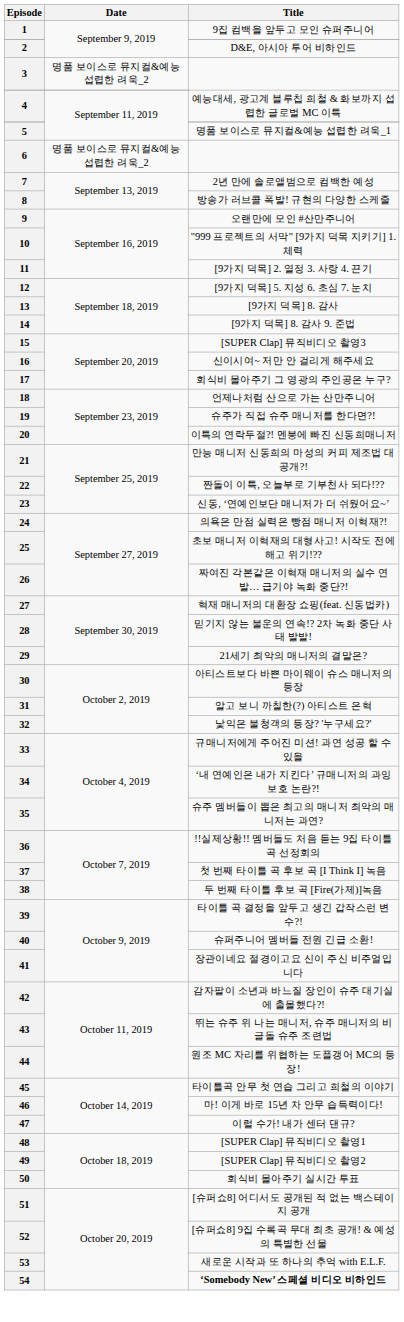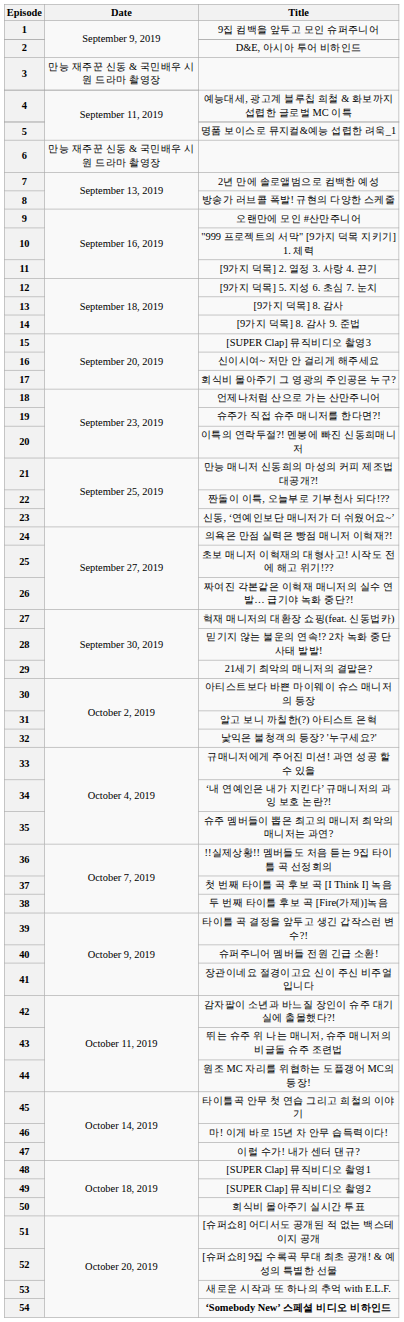(116, 73) 명품 보이스로 뮤지컬&예능 섭렵한 려욱_2 -> (121, 73) 만능 재주꾼 신동 & 국민배우 시원 드라마 촬영장
(116, 156) 명품 보이스로 뮤지컬&예능 섭렵한 려욱_2 -> (121, 156) 만능 재주꾼 신동 & 국민배우 시원 드라마 촬영장
